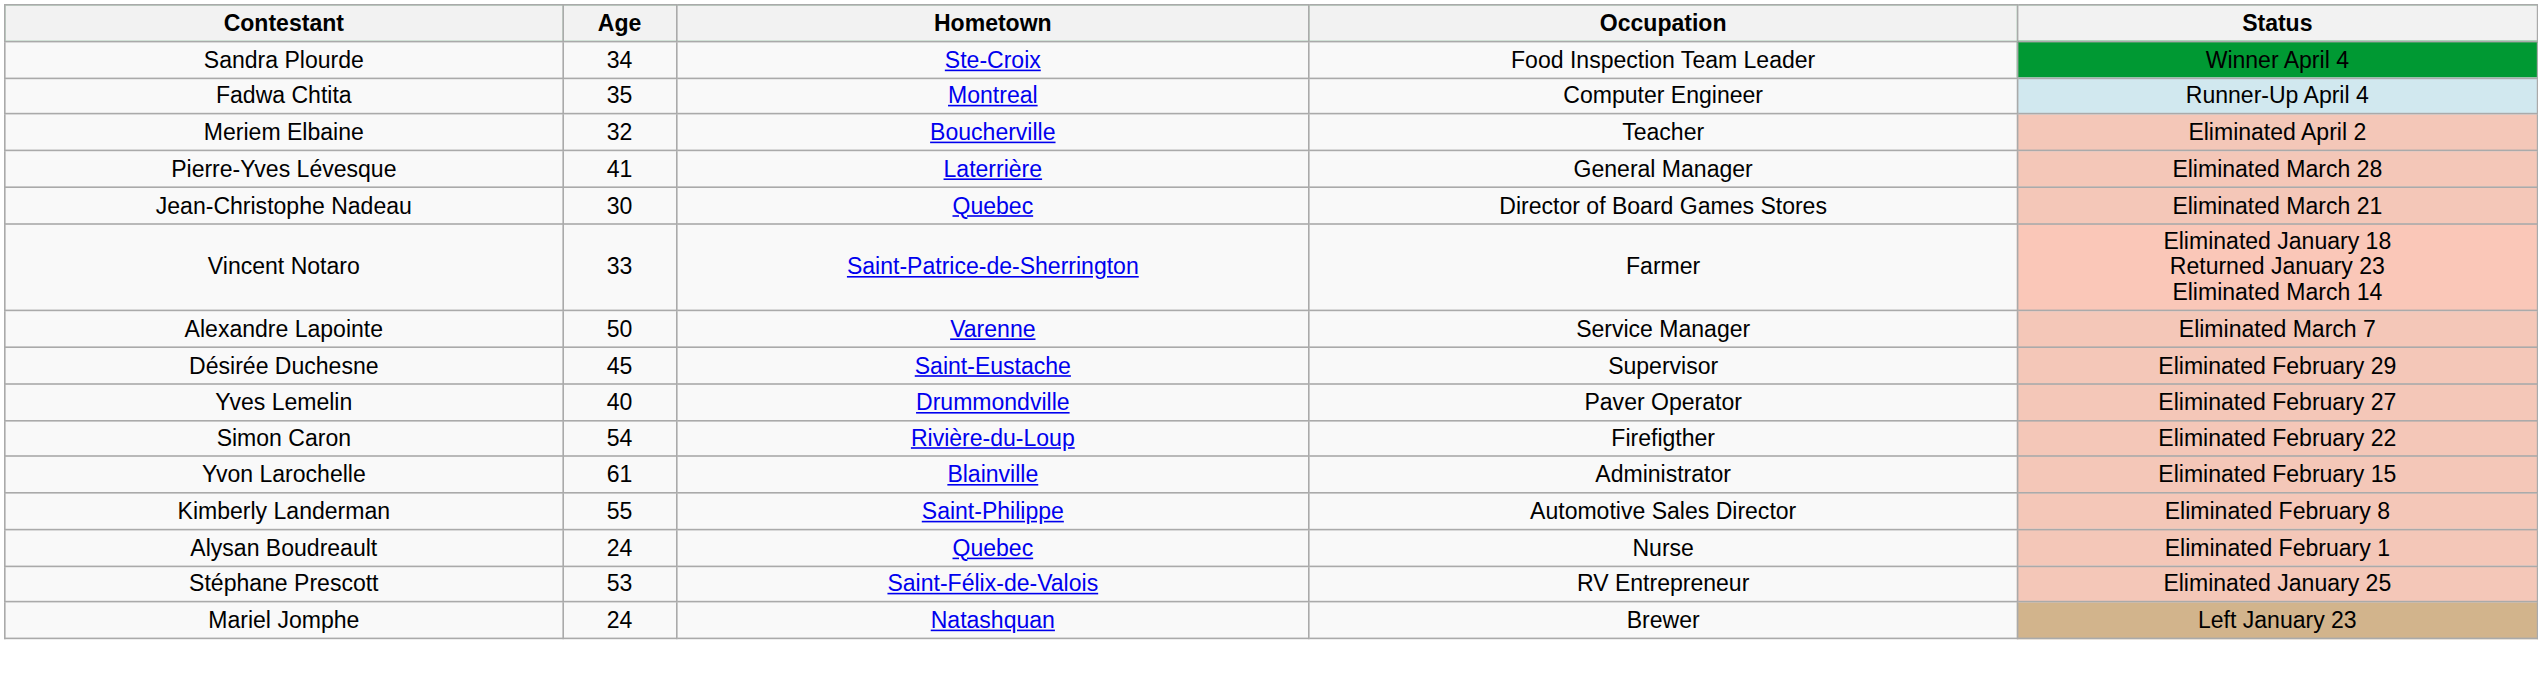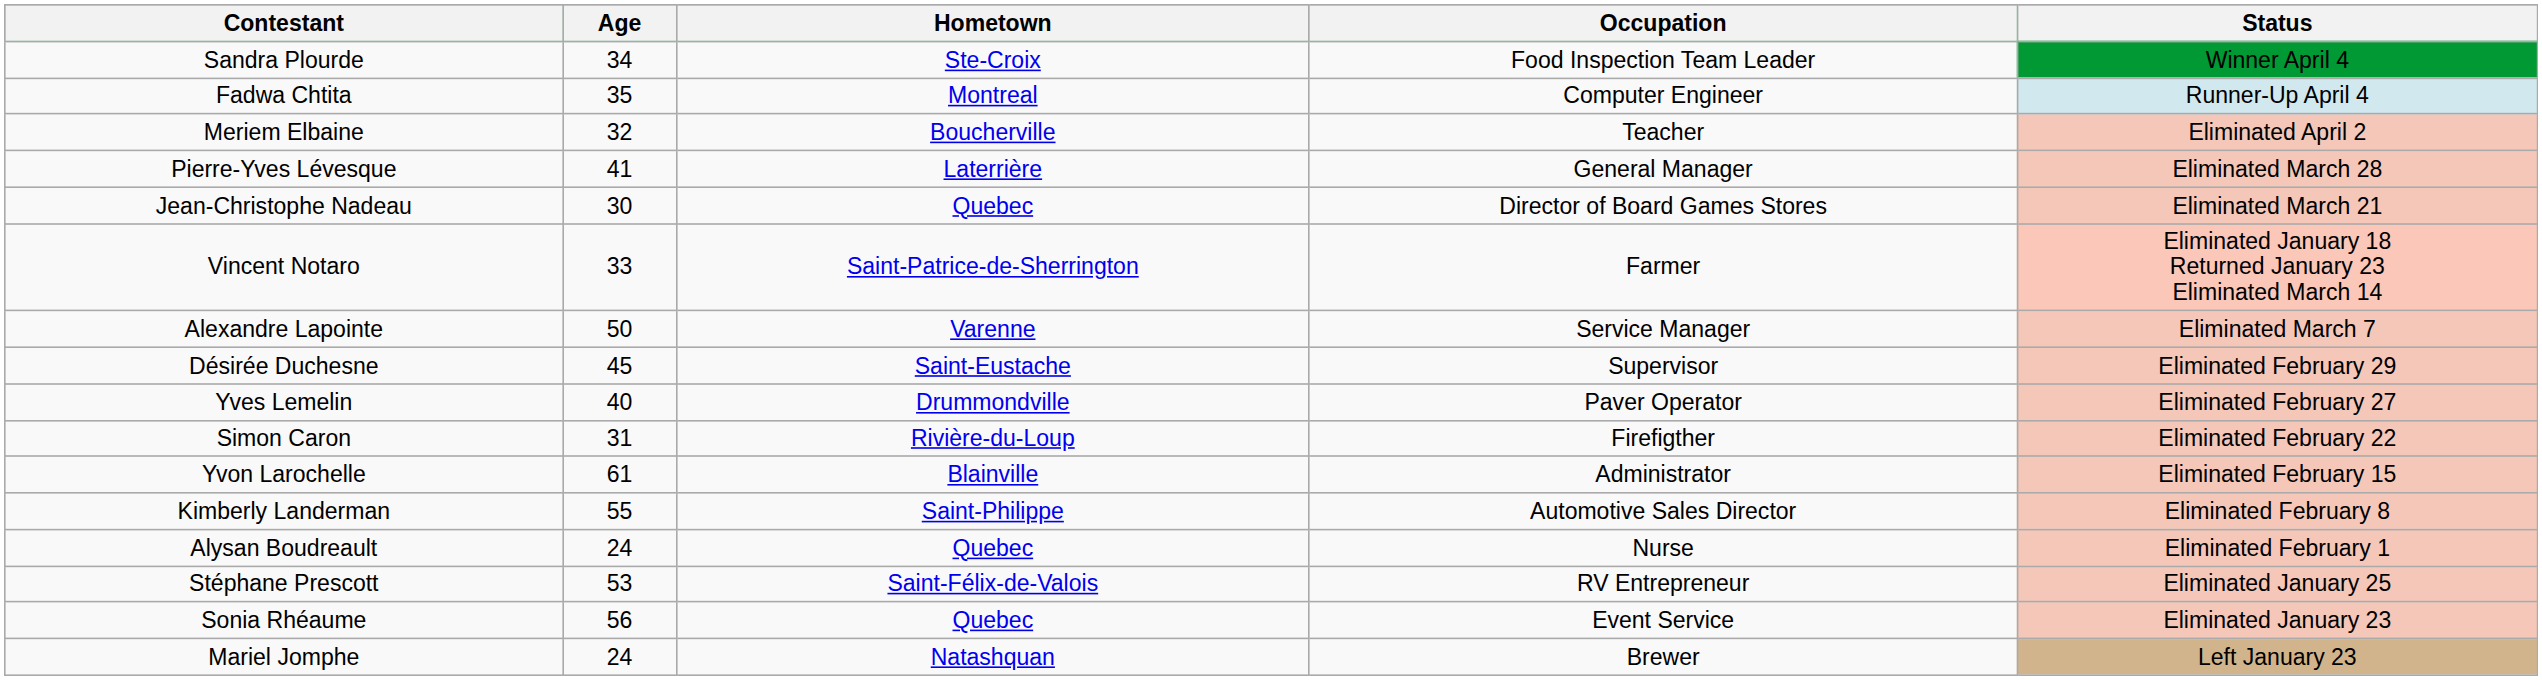(620, 439) 54 -> (620, 439) 31
+ row: (284, 621)
